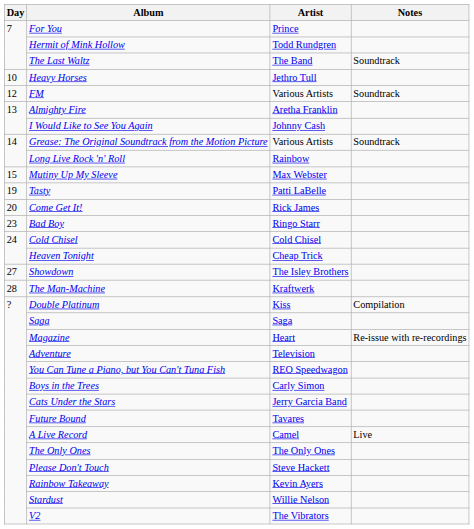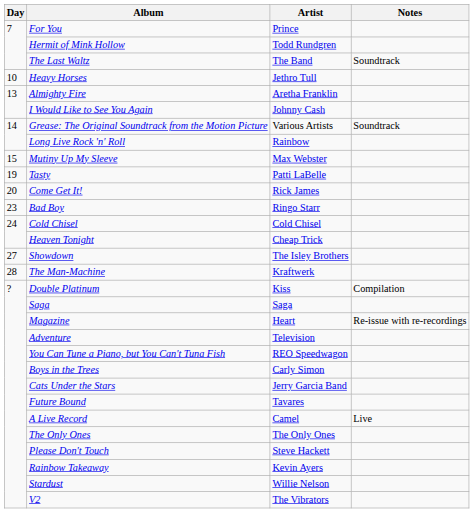- row: (36, 93)
